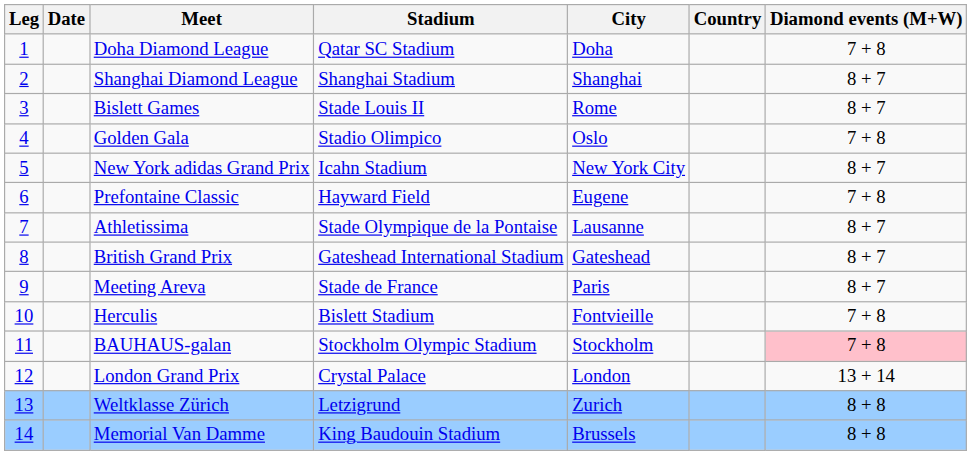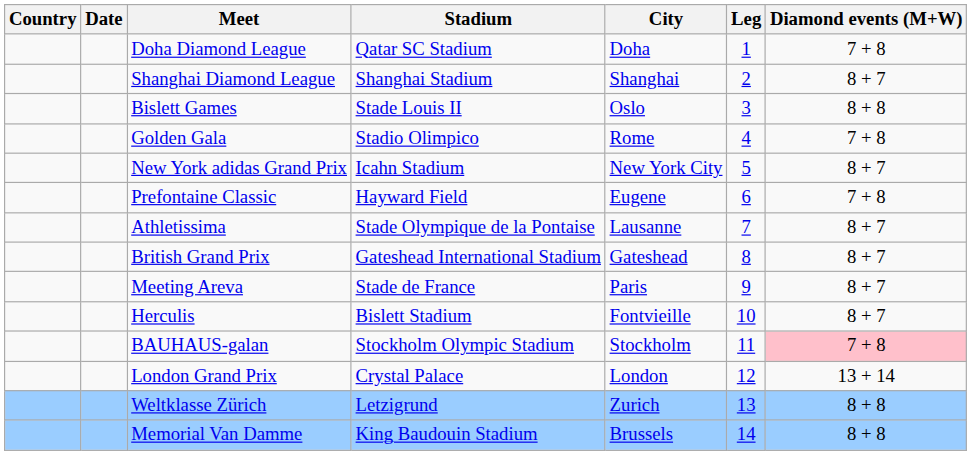columns swapped: (24, 19) <-> (727, 19)
(595, 108) Rome -> (627, 108) Oslo
(866, 108) 8 + 7 -> (866, 108) 8 + 8
(590, 138) Oslo -> (632, 138) Rome
(866, 316) 7 + 8 -> (866, 316) 8 + 7
